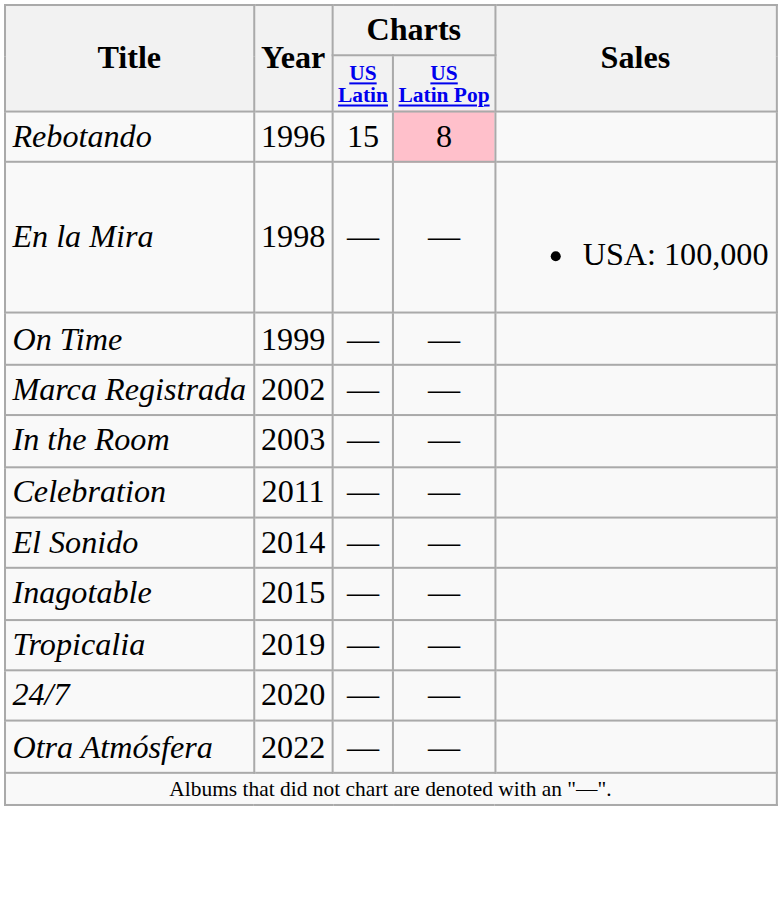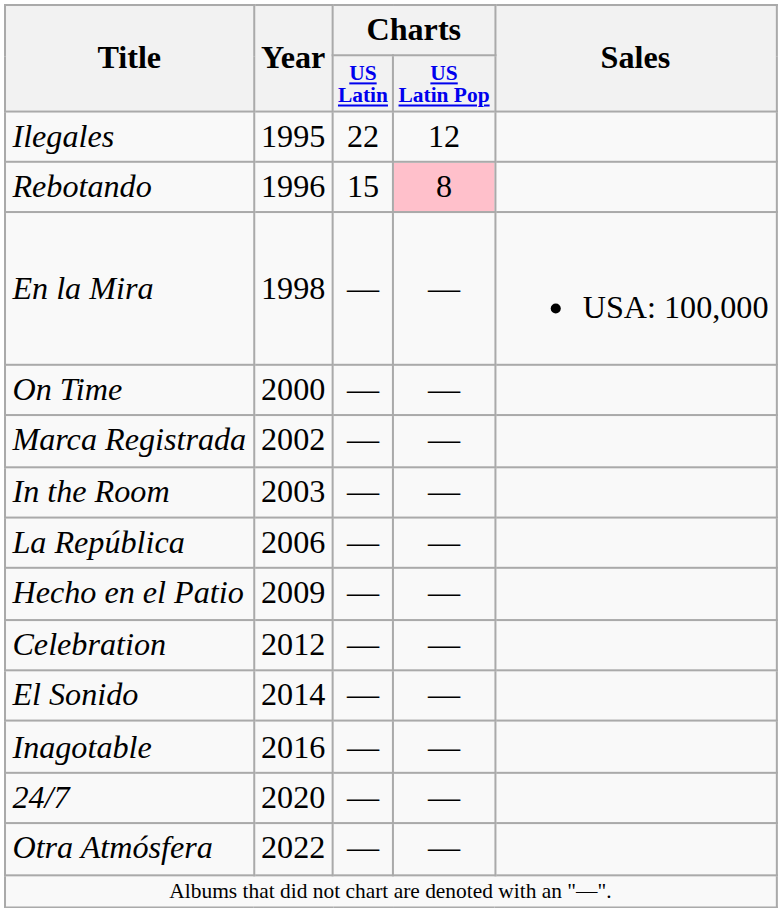+ row: (63, 135)
(293, 338) 1999 -> (293, 389) 2000
+ row: (99, 542)
+ row: (128, 593)
(293, 491) 2011 -> (293, 644) 2012
(293, 593) 2015 -> (293, 746) 2016
- row: (79, 644)
